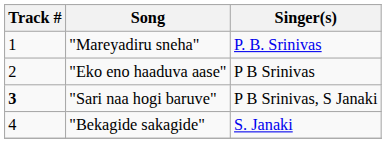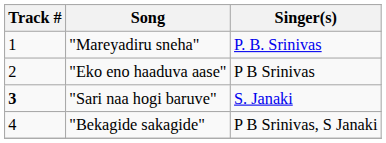(306, 98) P B Srinivas, S Janaki -> (263, 98) S. Janaki
(263, 125) S. Janaki -> (306, 125) P B Srinivas, S Janaki
